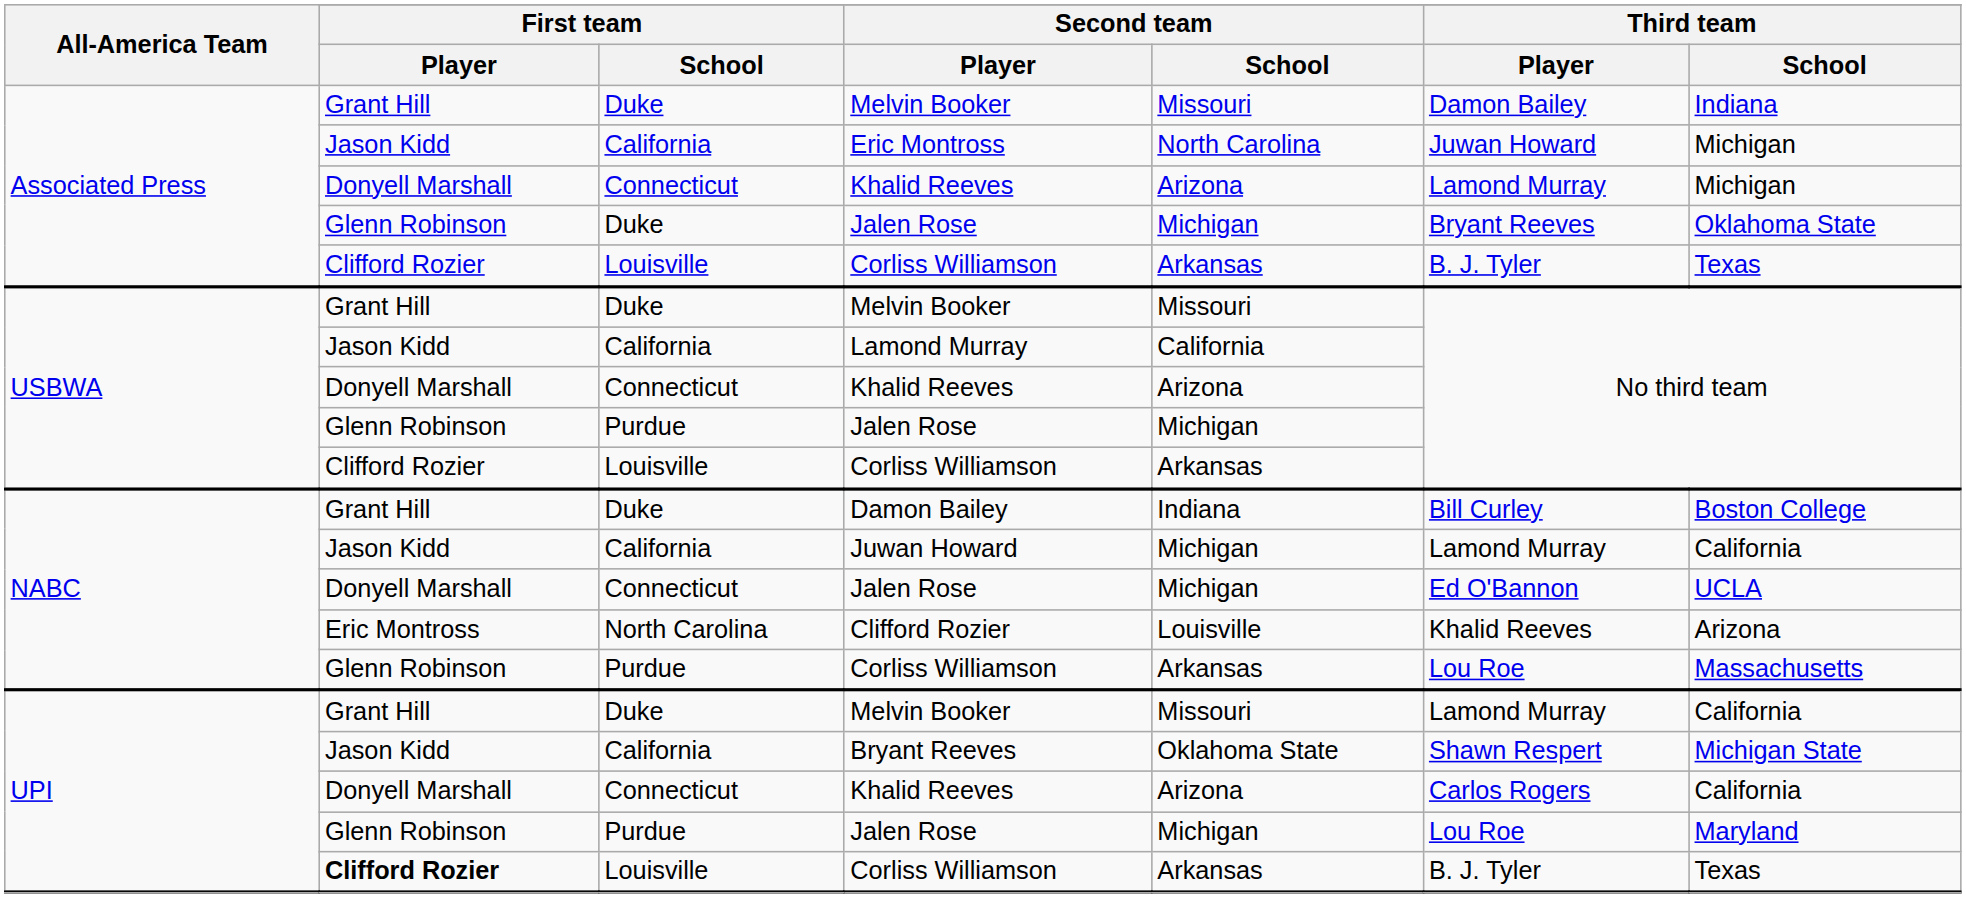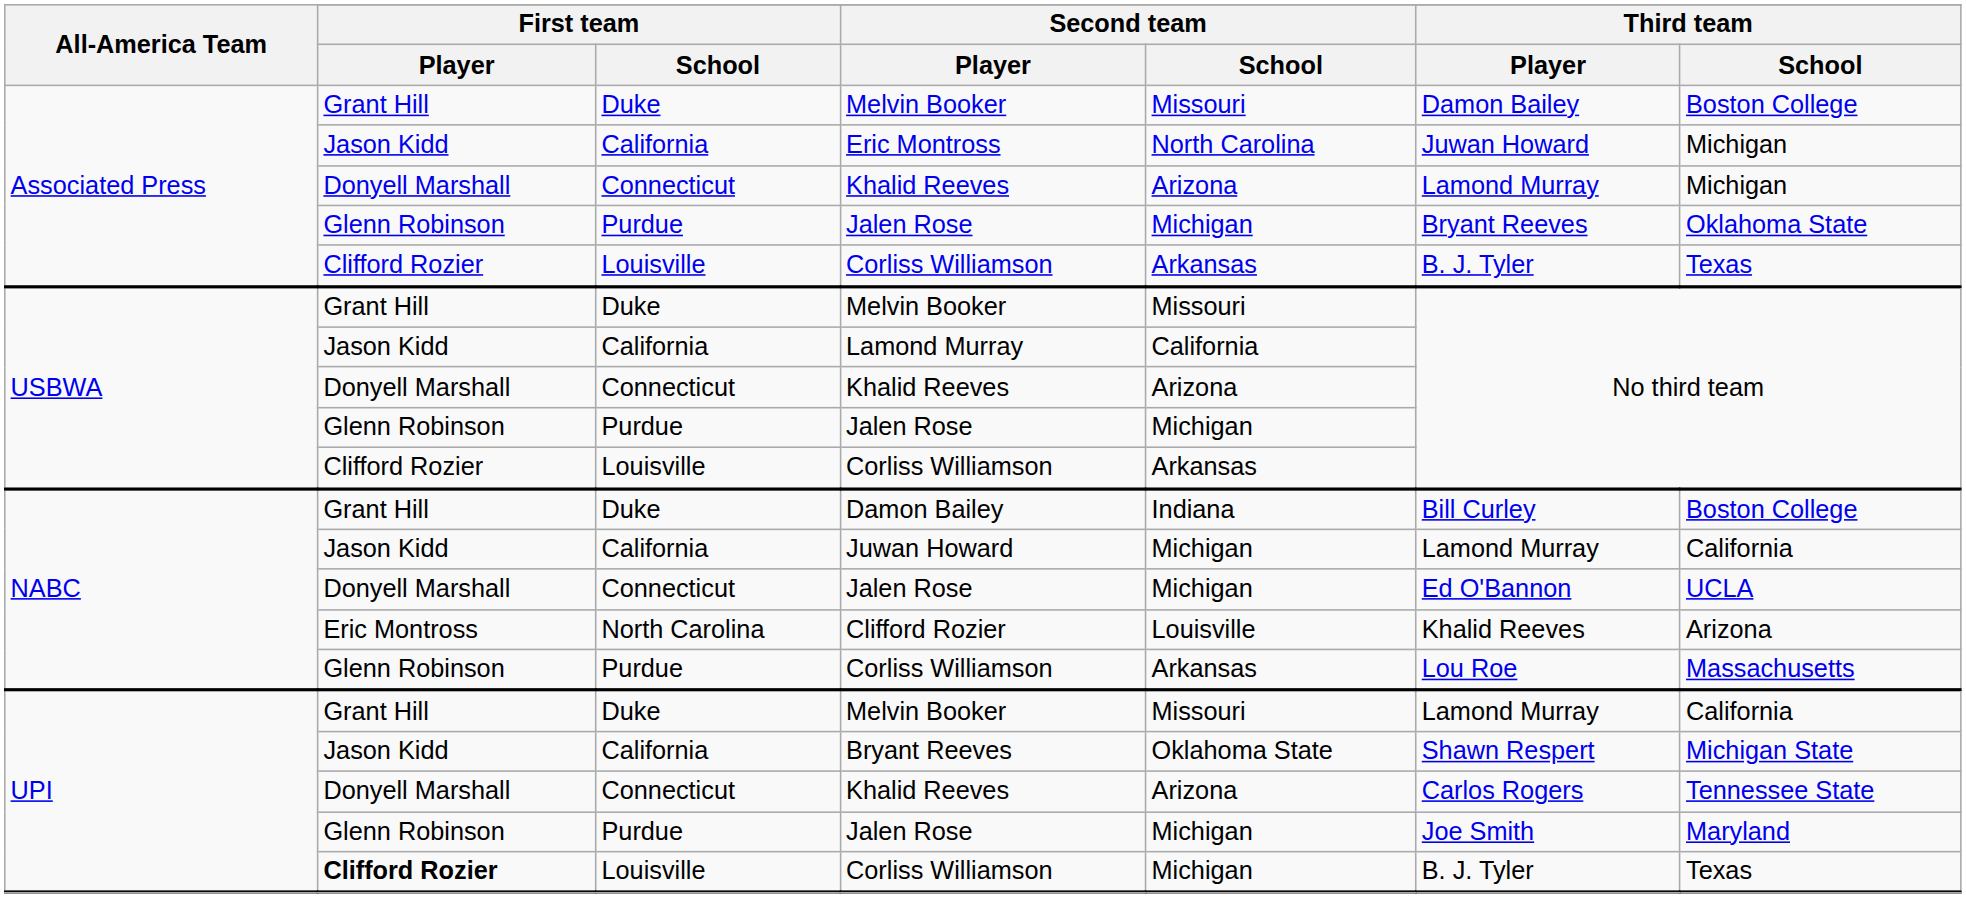(1736, 104) Indiana -> (1772, 104) Boston College
(634, 225) Duke -> (642, 225) Purdue
(1748, 791) California -> (1780, 791) Tennessee State
(1477, 831) Lou Roe -> (1478, 831) Joe Smith
(1210, 871) Arkansas -> (1202, 871) Michigan
